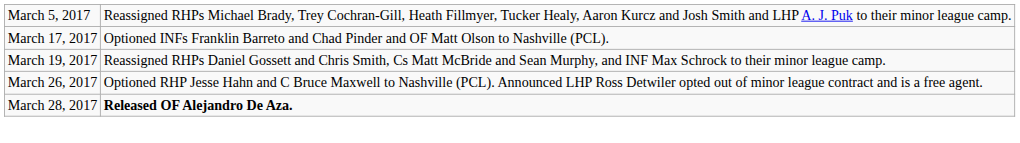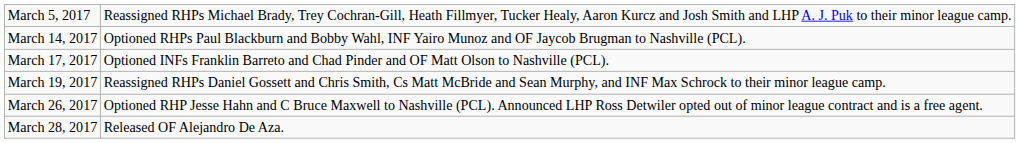+ row: (52, 37)
(198, 104) bold -> (194, 127) normal
